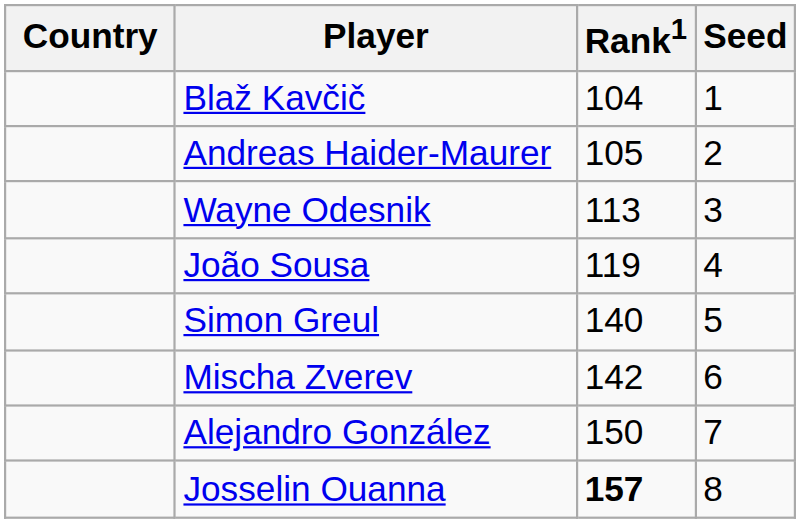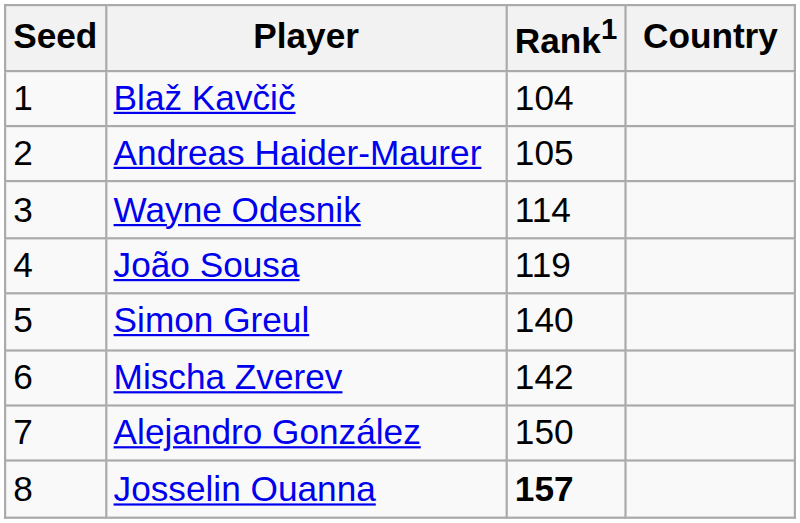columns swapped: (90, 37) <-> (745, 37)
(613, 209) 113 -> (543, 209) 114
